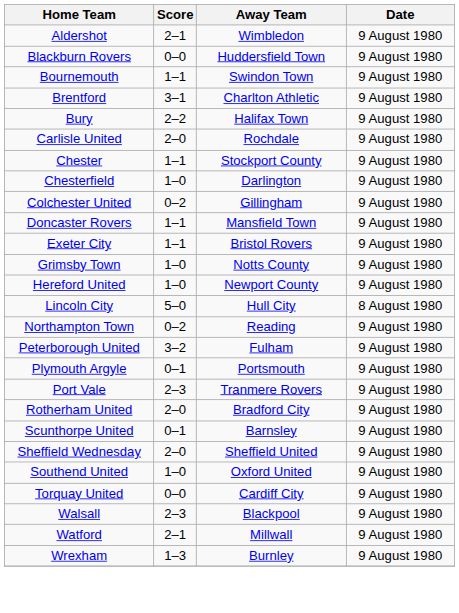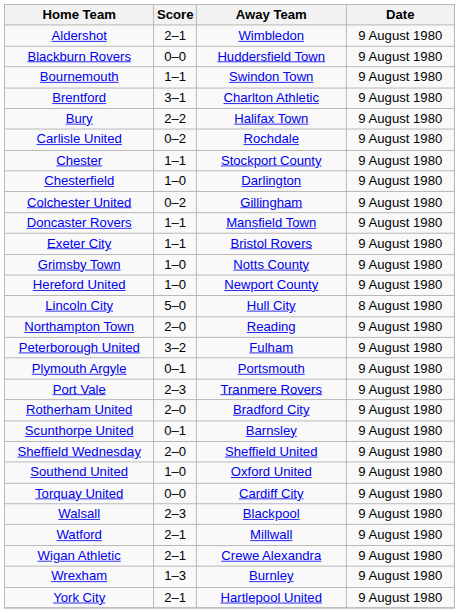(175, 139) 2–0 -> (175, 139) 0–2
(175, 327) 0–2 -> (175, 327) 2–0
+ row: (79, 555)
+ row: (79, 597)
